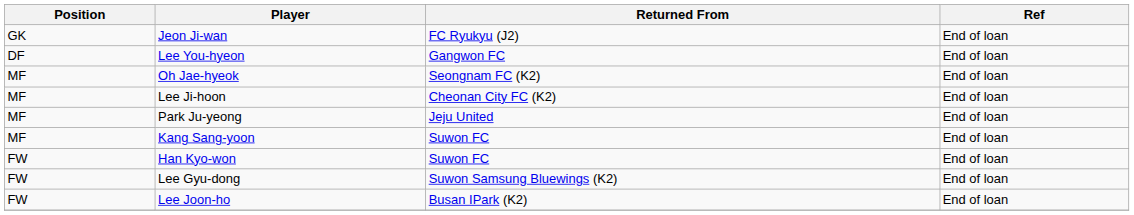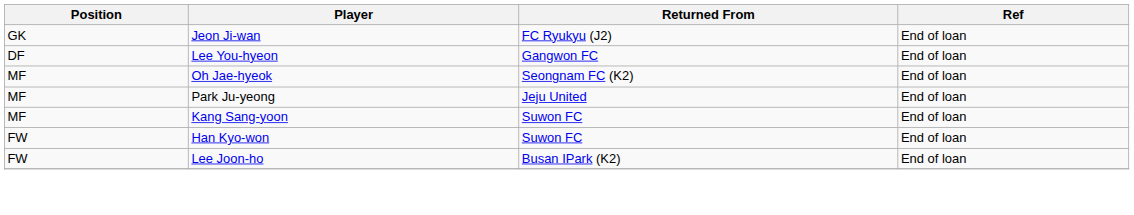- row: (192, 96)
- row: (199, 179)
